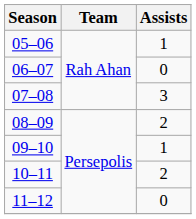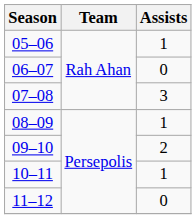(164, 122) 2 -> (164, 122) 1
(164, 148) 1 -> (164, 148) 2
(164, 174) 2 -> (164, 174) 1
